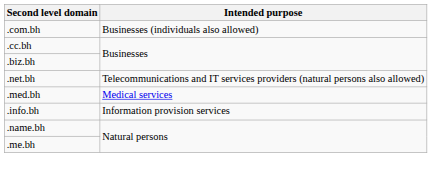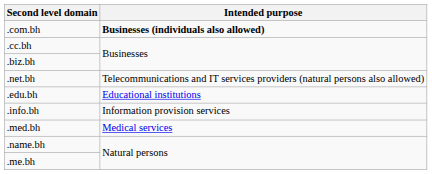(180, 29) normal -> (183, 29) bold
+ row: (22, 95)
rows swapped: (23, 111) <-> (23, 95)
